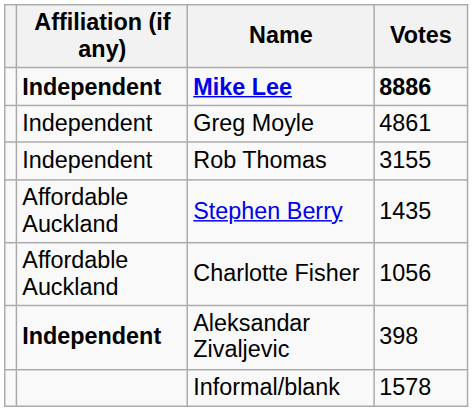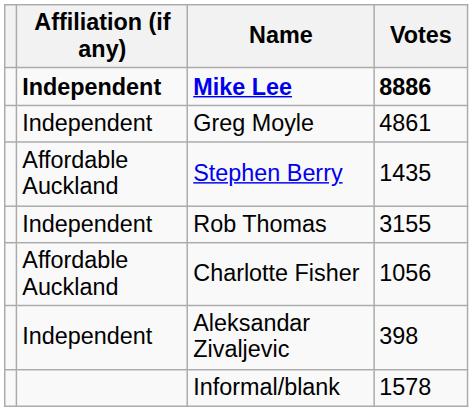rows swapped: (260, 160) <-> (268, 210)
(92, 337) bold -> (87, 337) normal
